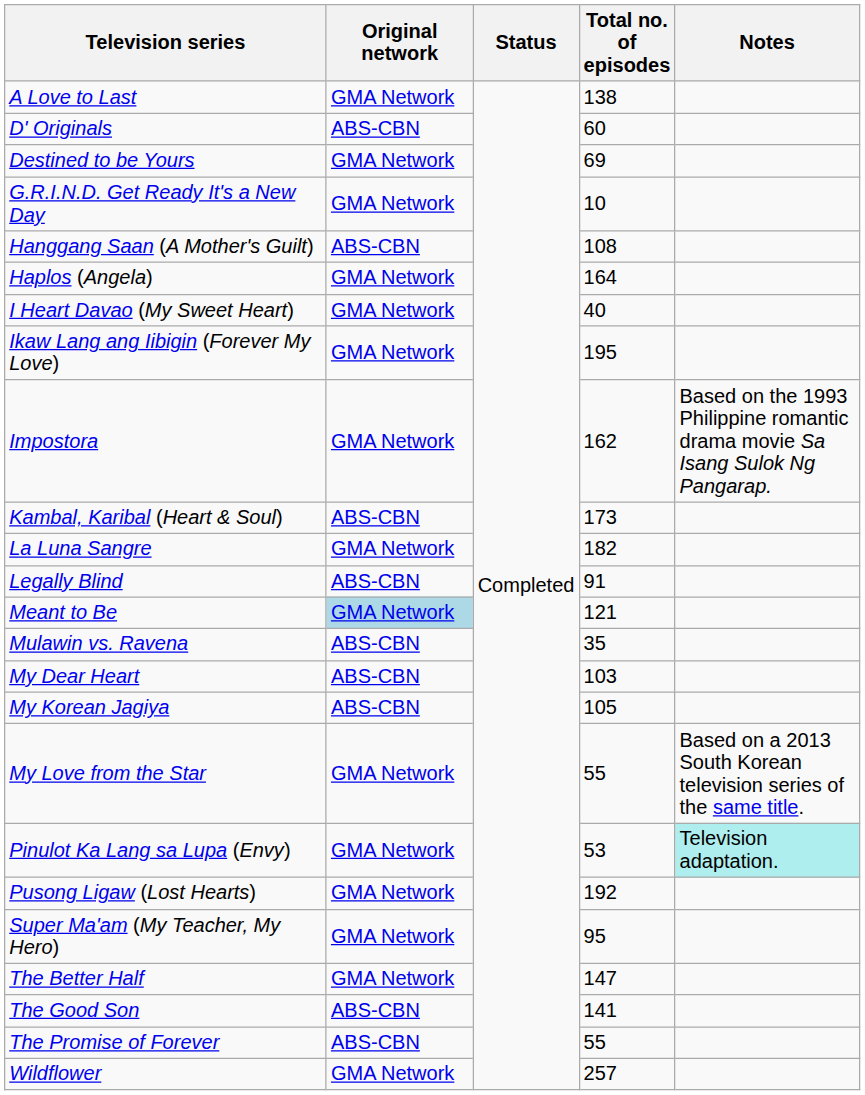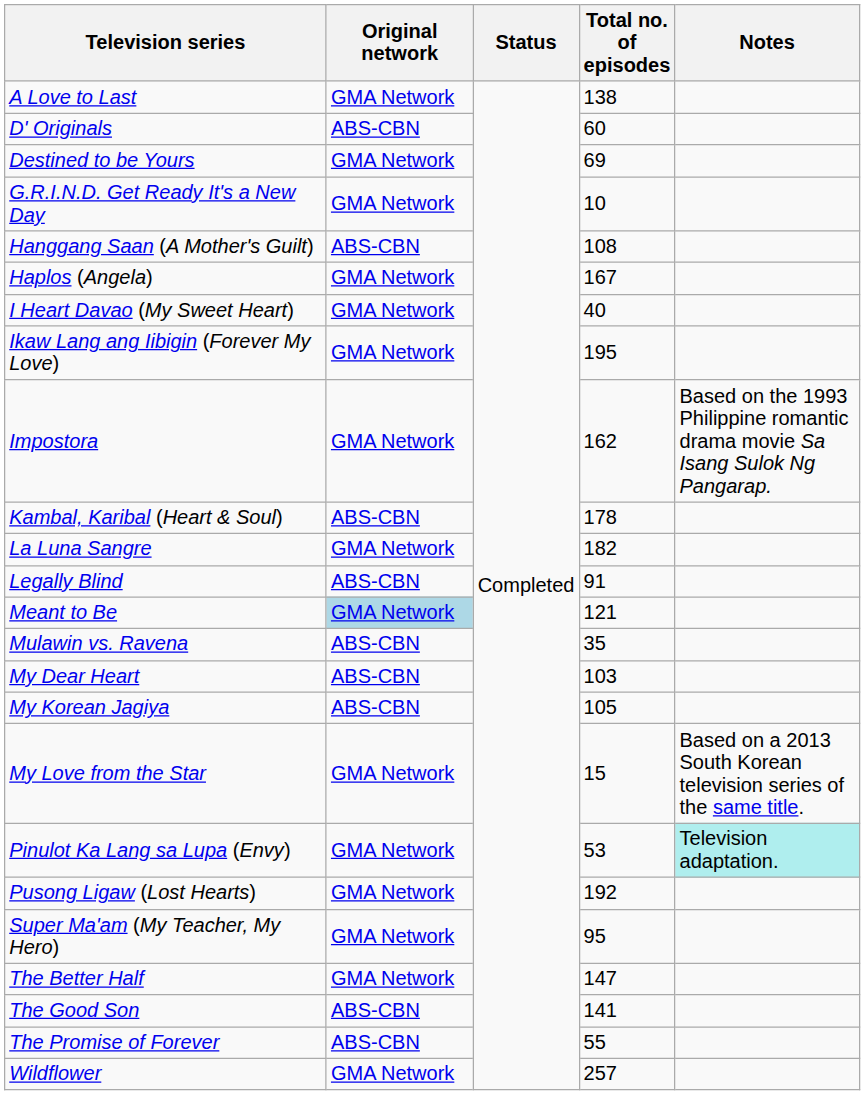(600, 278) 164 -> (600, 278) 167
(600, 517) 173 -> (600, 517) 178
(595, 773) 55 -> (595, 773) 15
